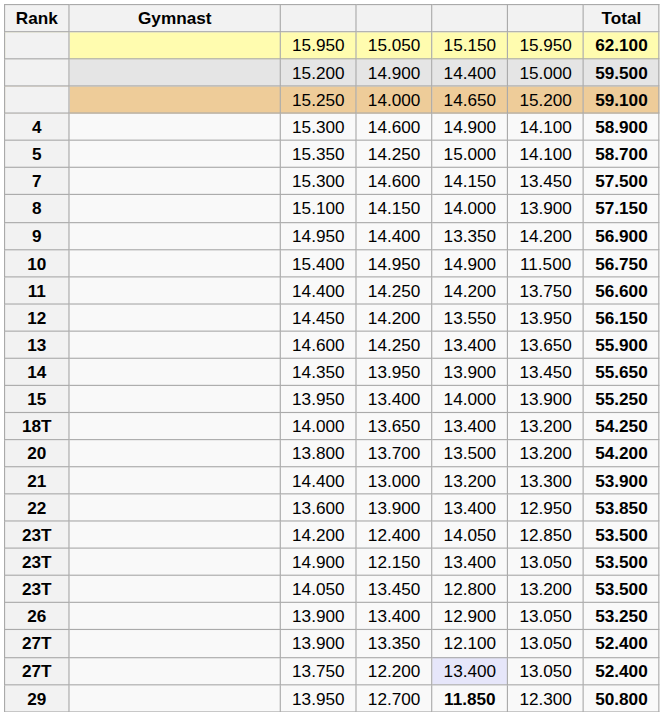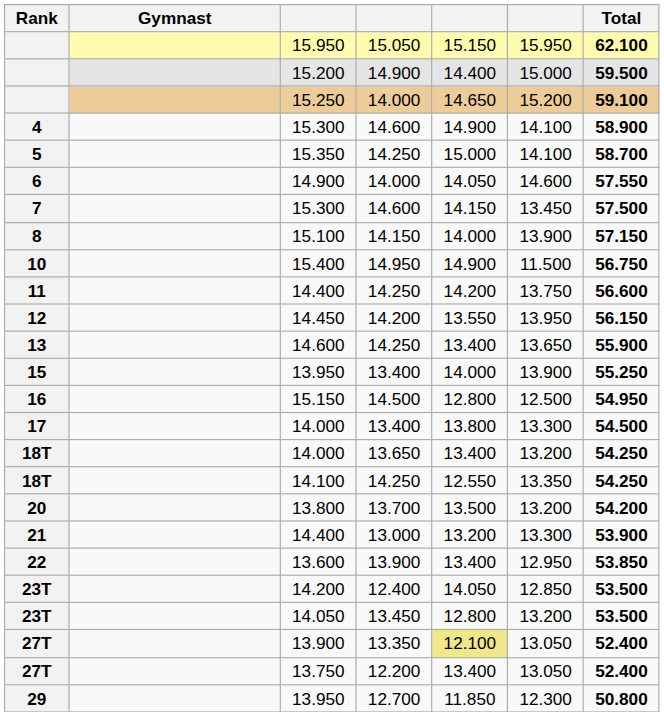+ row: (37, 181)
- row: (37, 236)
- row: (37, 372)
+ row: (37, 399)
+ row: (37, 426)
+ row: (37, 481)
- row: (37, 562)
- row: (37, 617)
(470, 644) no background -> (470, 644) khaki background
(470, 671) lavender background -> (470, 671) no background
(470, 698) bold -> (470, 698) normal
